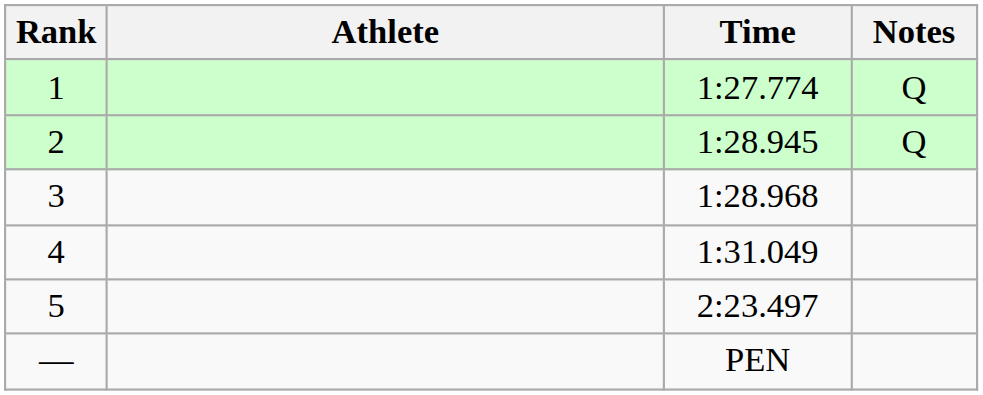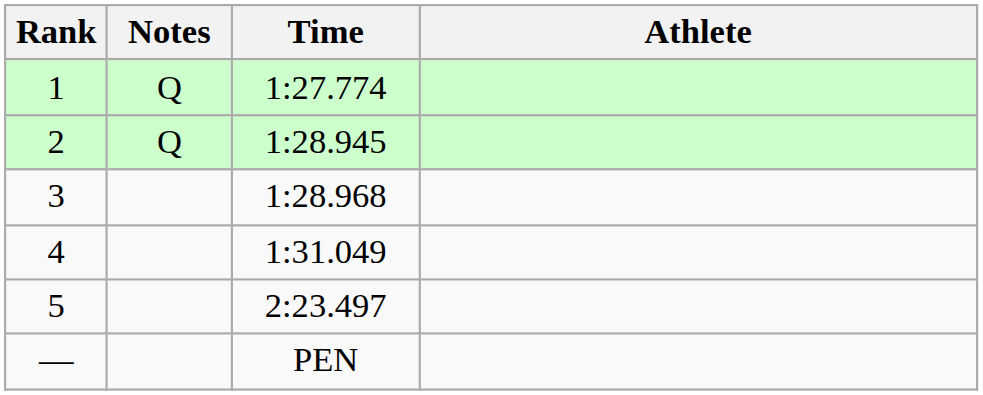columns swapped: (385, 31) <-> (914, 31)
